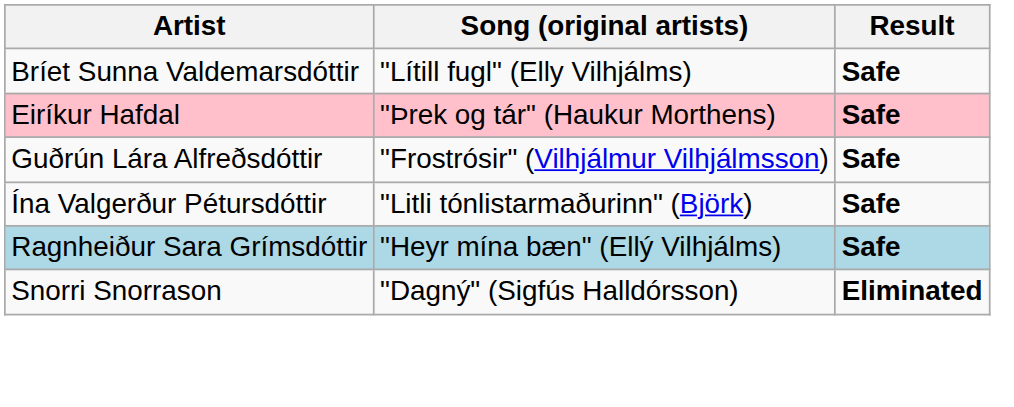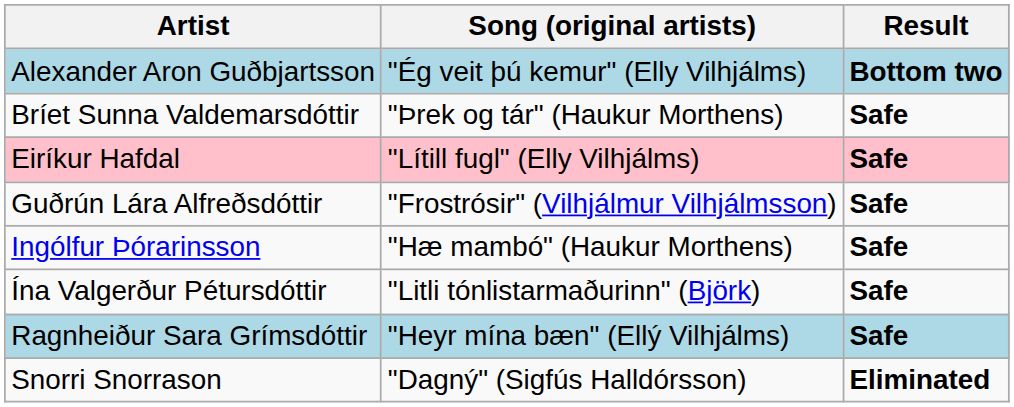+ row: (193, 70)
(536, 70) "Lítill fugl" (Elly Vilhjálms) -> (586, 114) "Þrek og tár" (Haukur Morthens)
(578, 114) "Þrek og tár" (Haukur Morthens) -> (544, 159) "Lítill fugl" (Elly Vilhjálms)
+ row: (136, 247)
